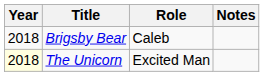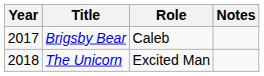(23, 37) 2018 -> (23, 37) 2017
(23, 60) lightyellow background -> (23, 60) no background
